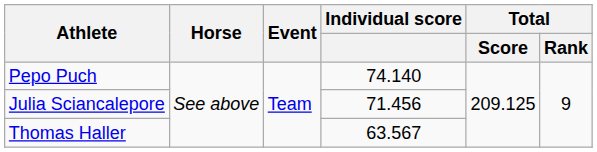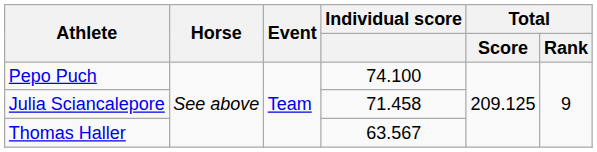(394, 76) 74.140 -> (394, 76) 74.100
(394, 105) 71.456 -> (394, 105) 71.458
